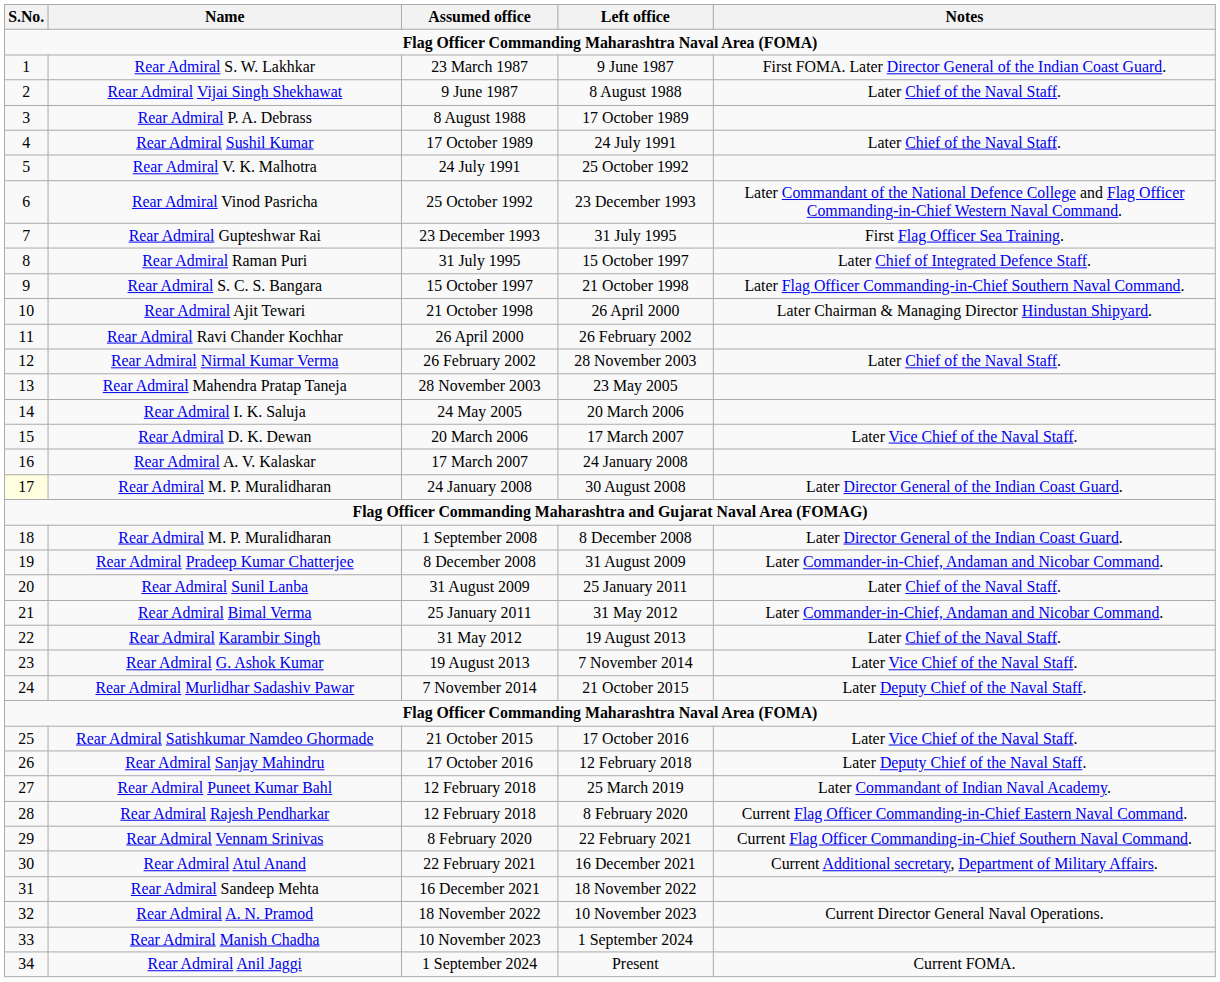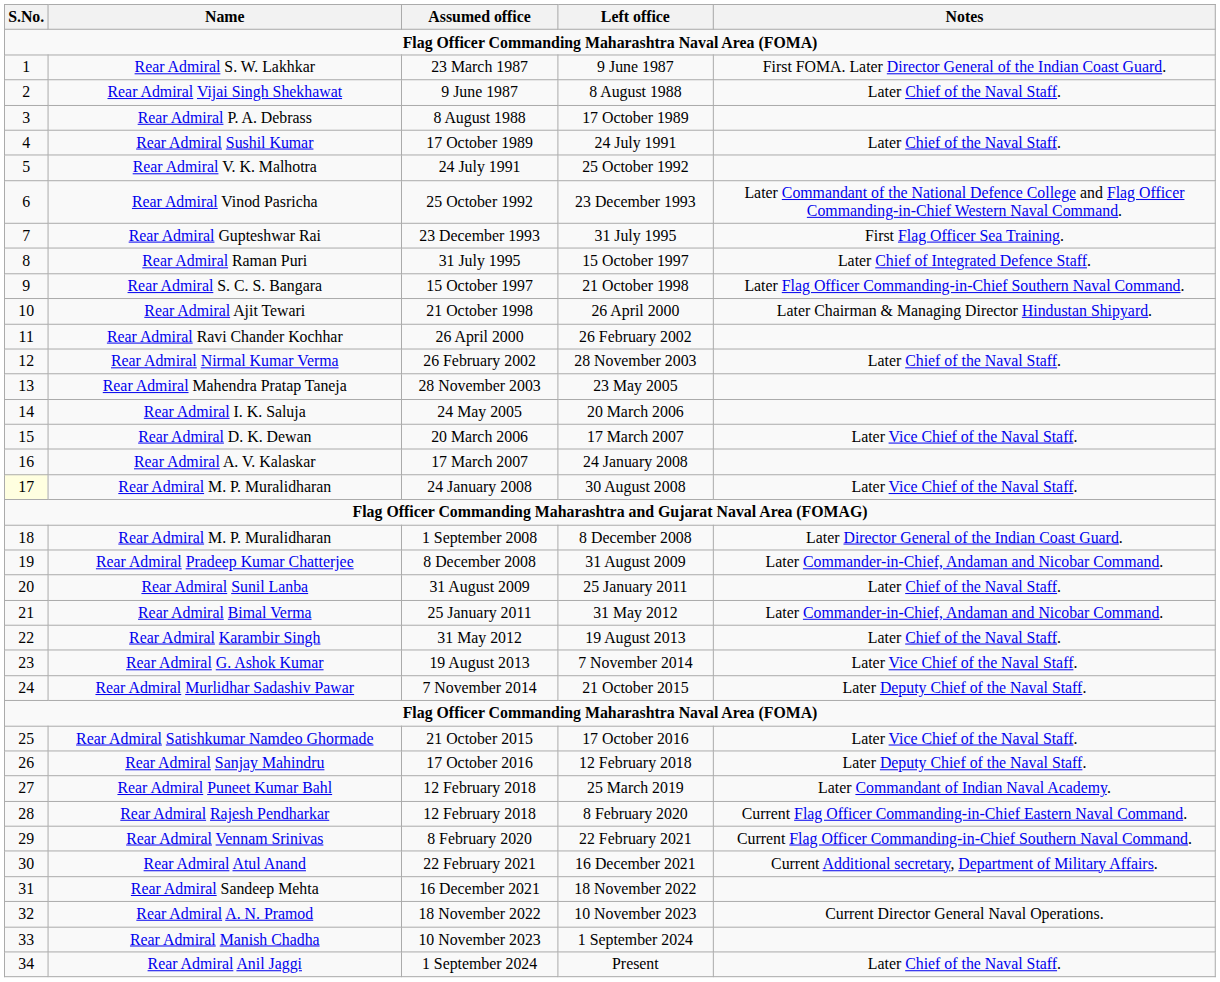(964, 487) Later Director General of the Indian Coast Guard. -> (964, 487) Later Vice Chief of the Naval Staff.
(964, 964) Current FOMA. -> (964, 964) Later Chief of the Naval Staff.
